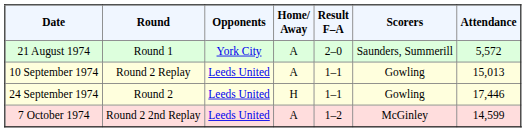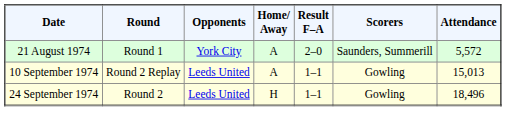(489, 94) 17,446 -> (469, 94) 18,496
- row: (54, 115)
